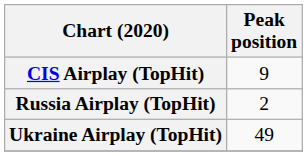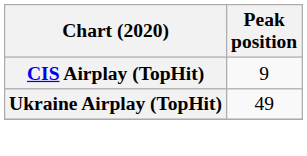- row: (116, 103)
